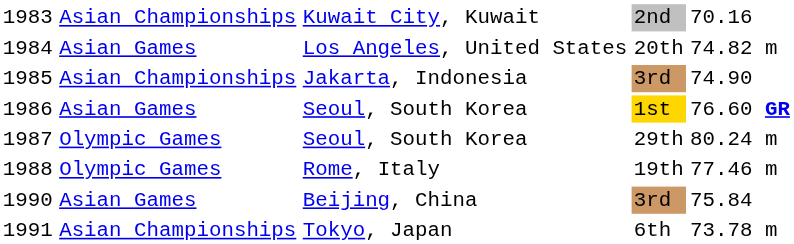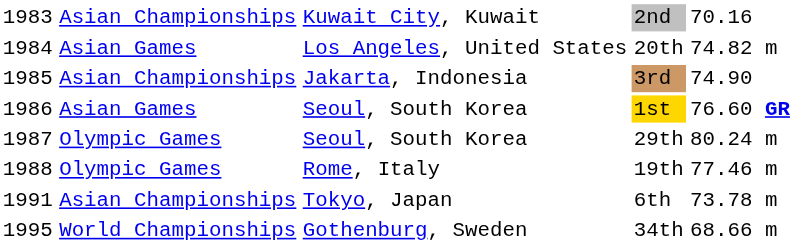- row: (28, 200)
+ row: (28, 231)
